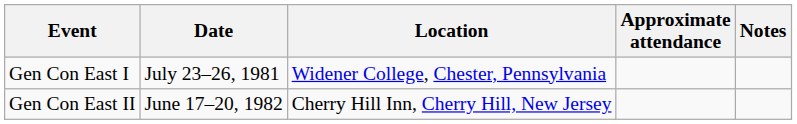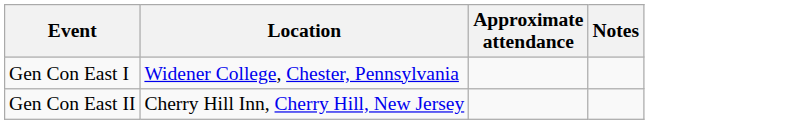- column: (214, 30)
